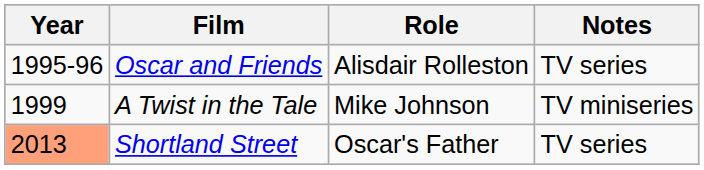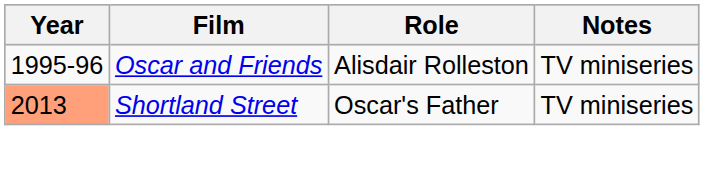(594, 65) TV series -> (617, 65) TV miniseries
- row: (216, 105)
(594, 145) TV series -> (617, 105) TV miniseries
